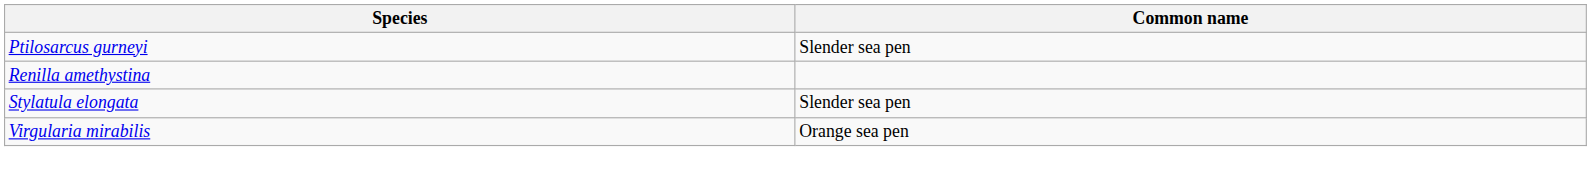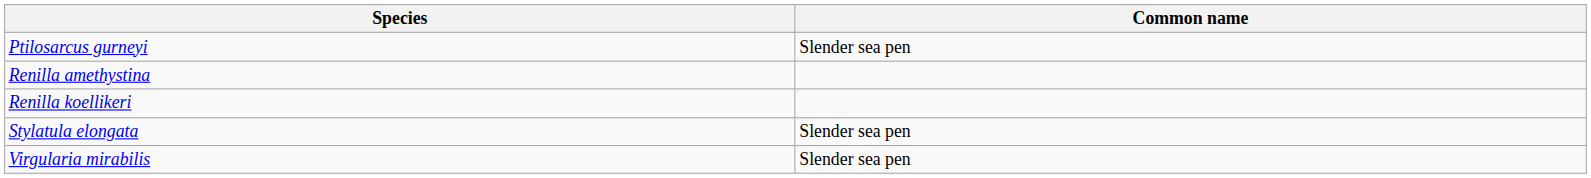+ row: (70, 103)
(854, 131) Orange sea pen -> (855, 159) Slender sea pen
